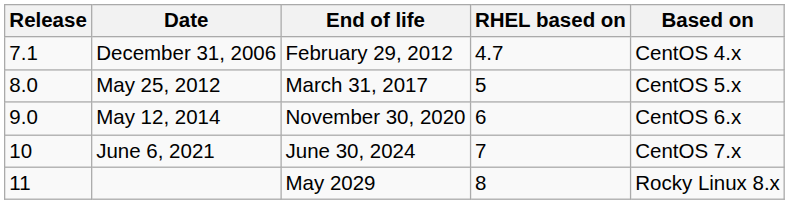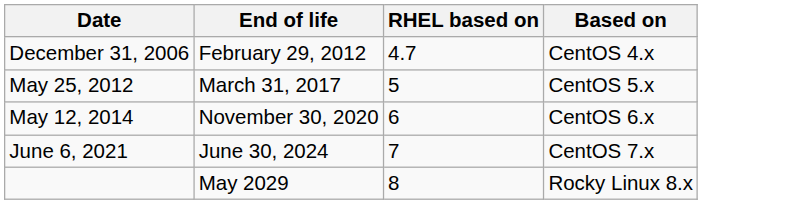- column: (48, 20)
